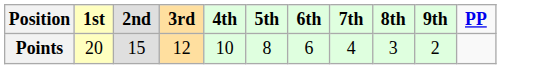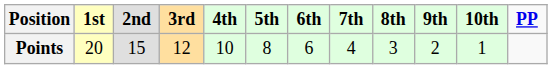+ column: (482, 18)
